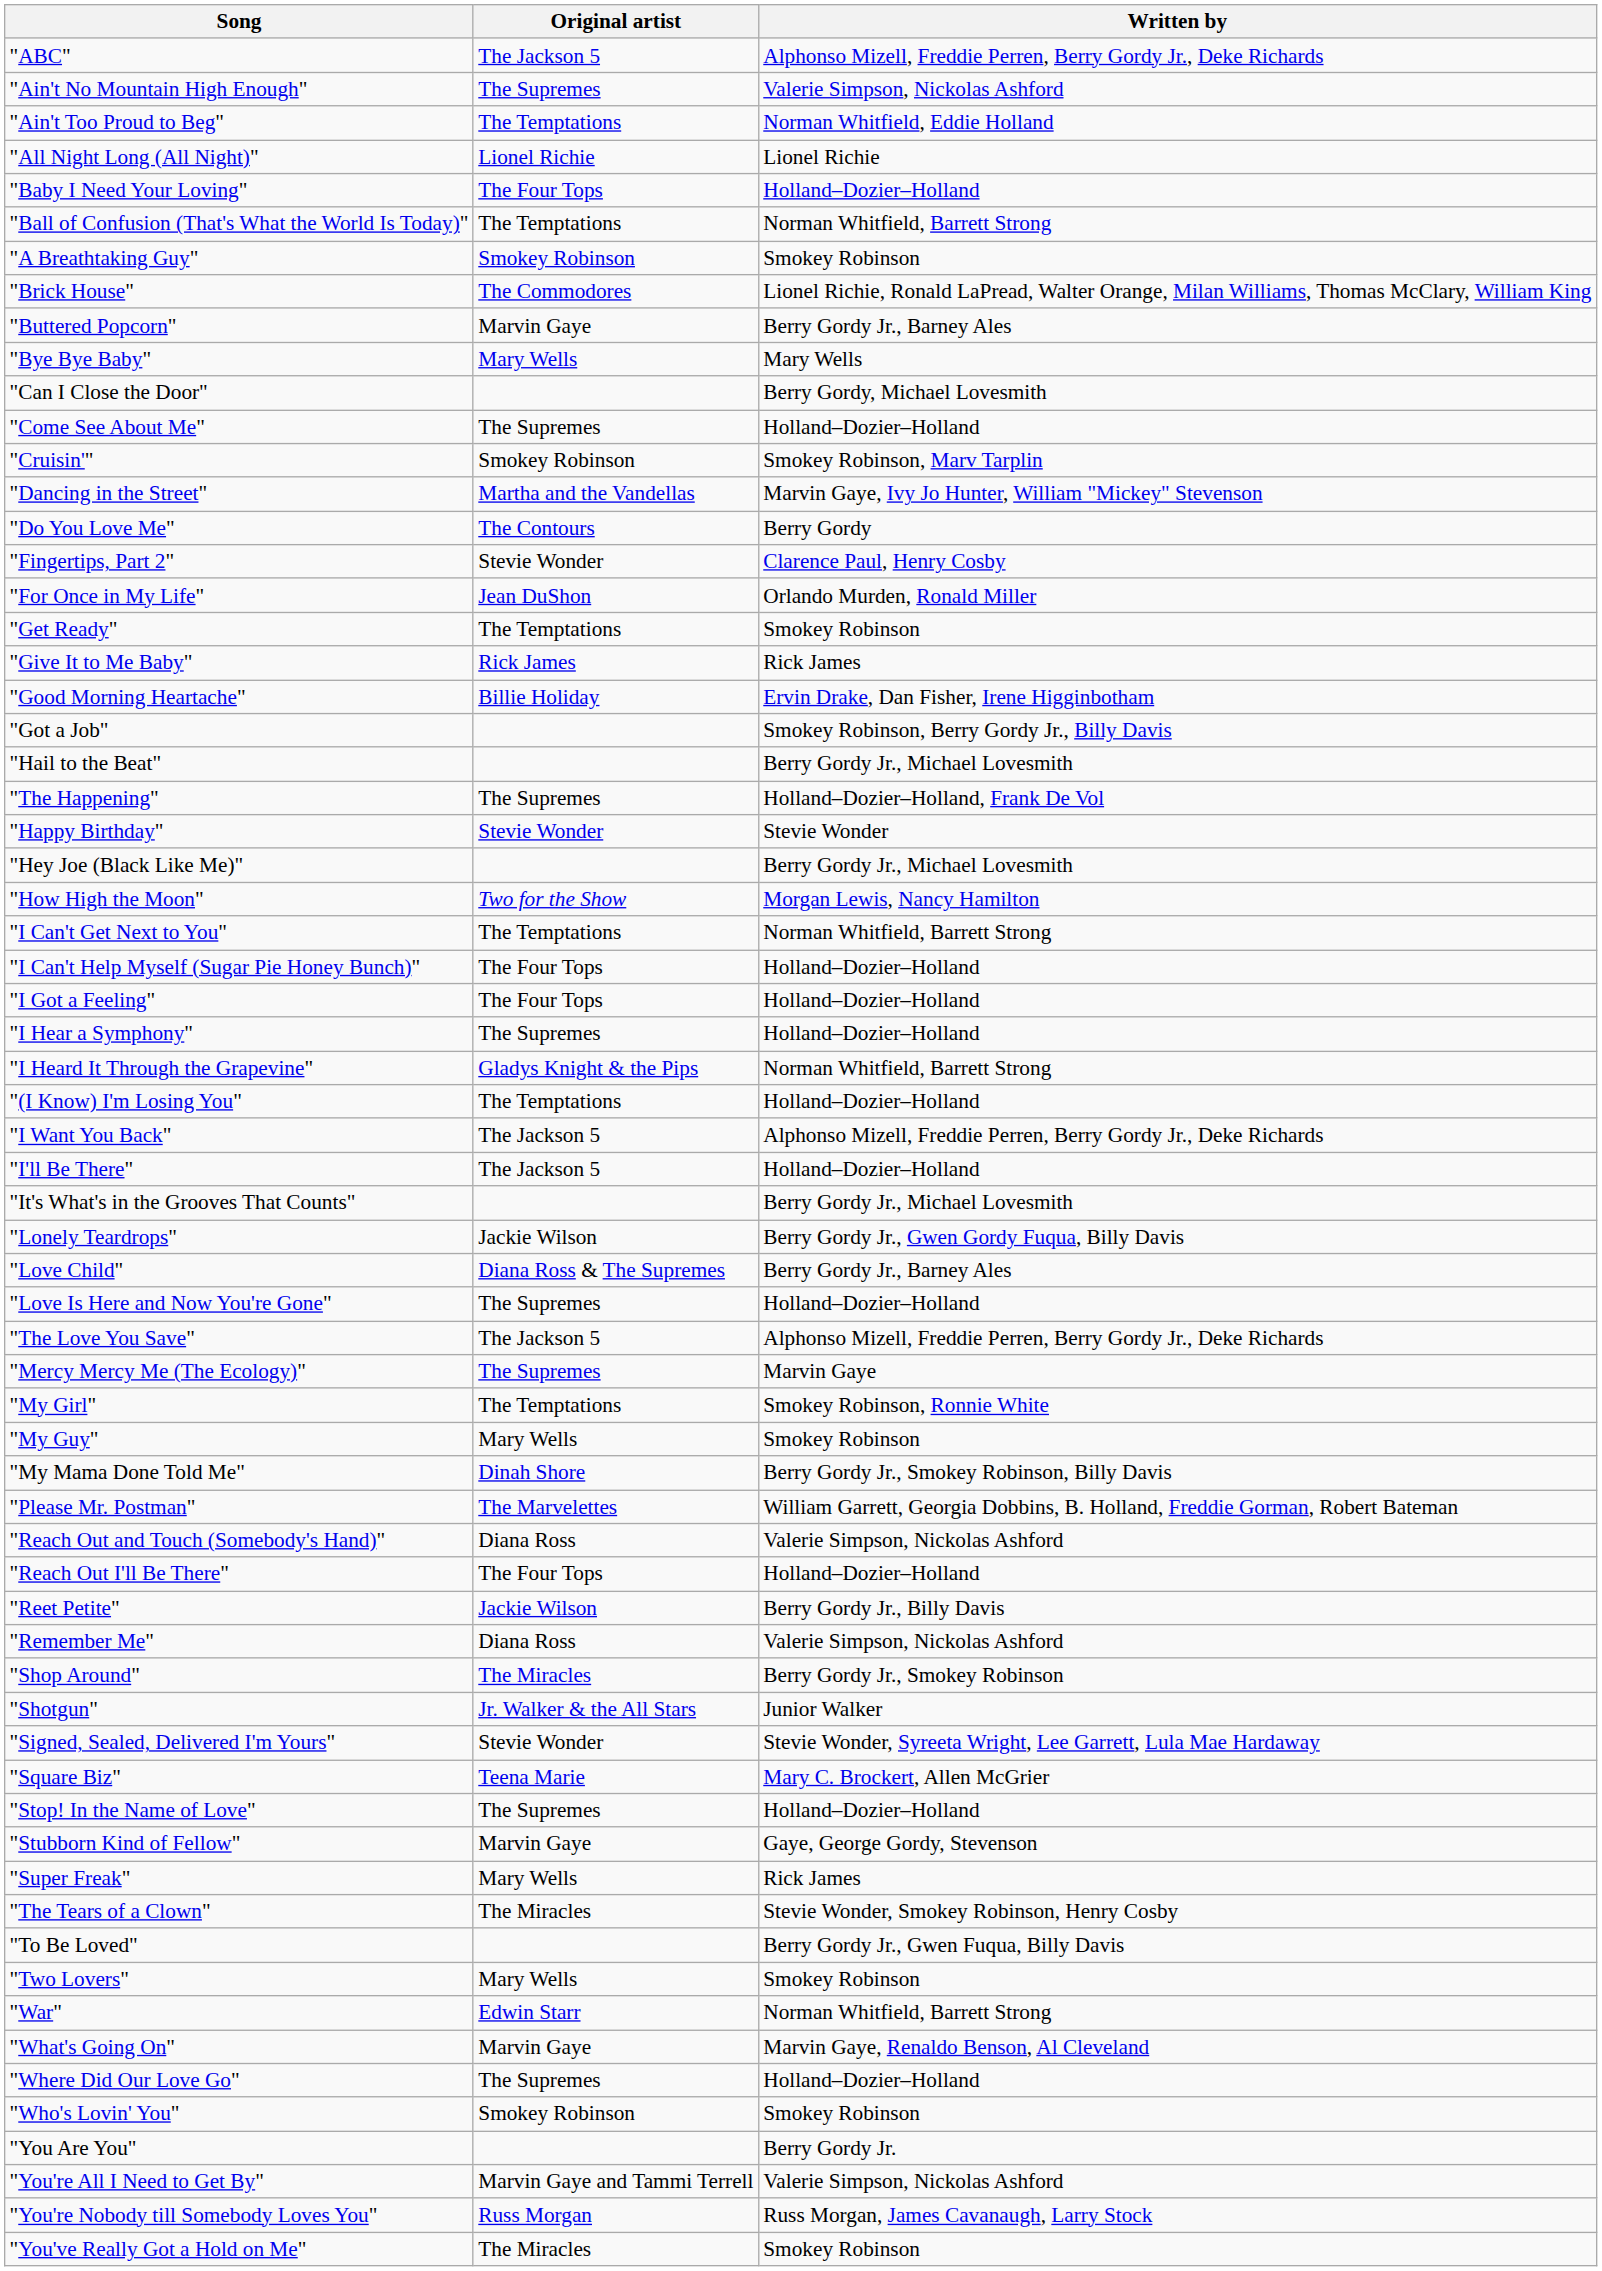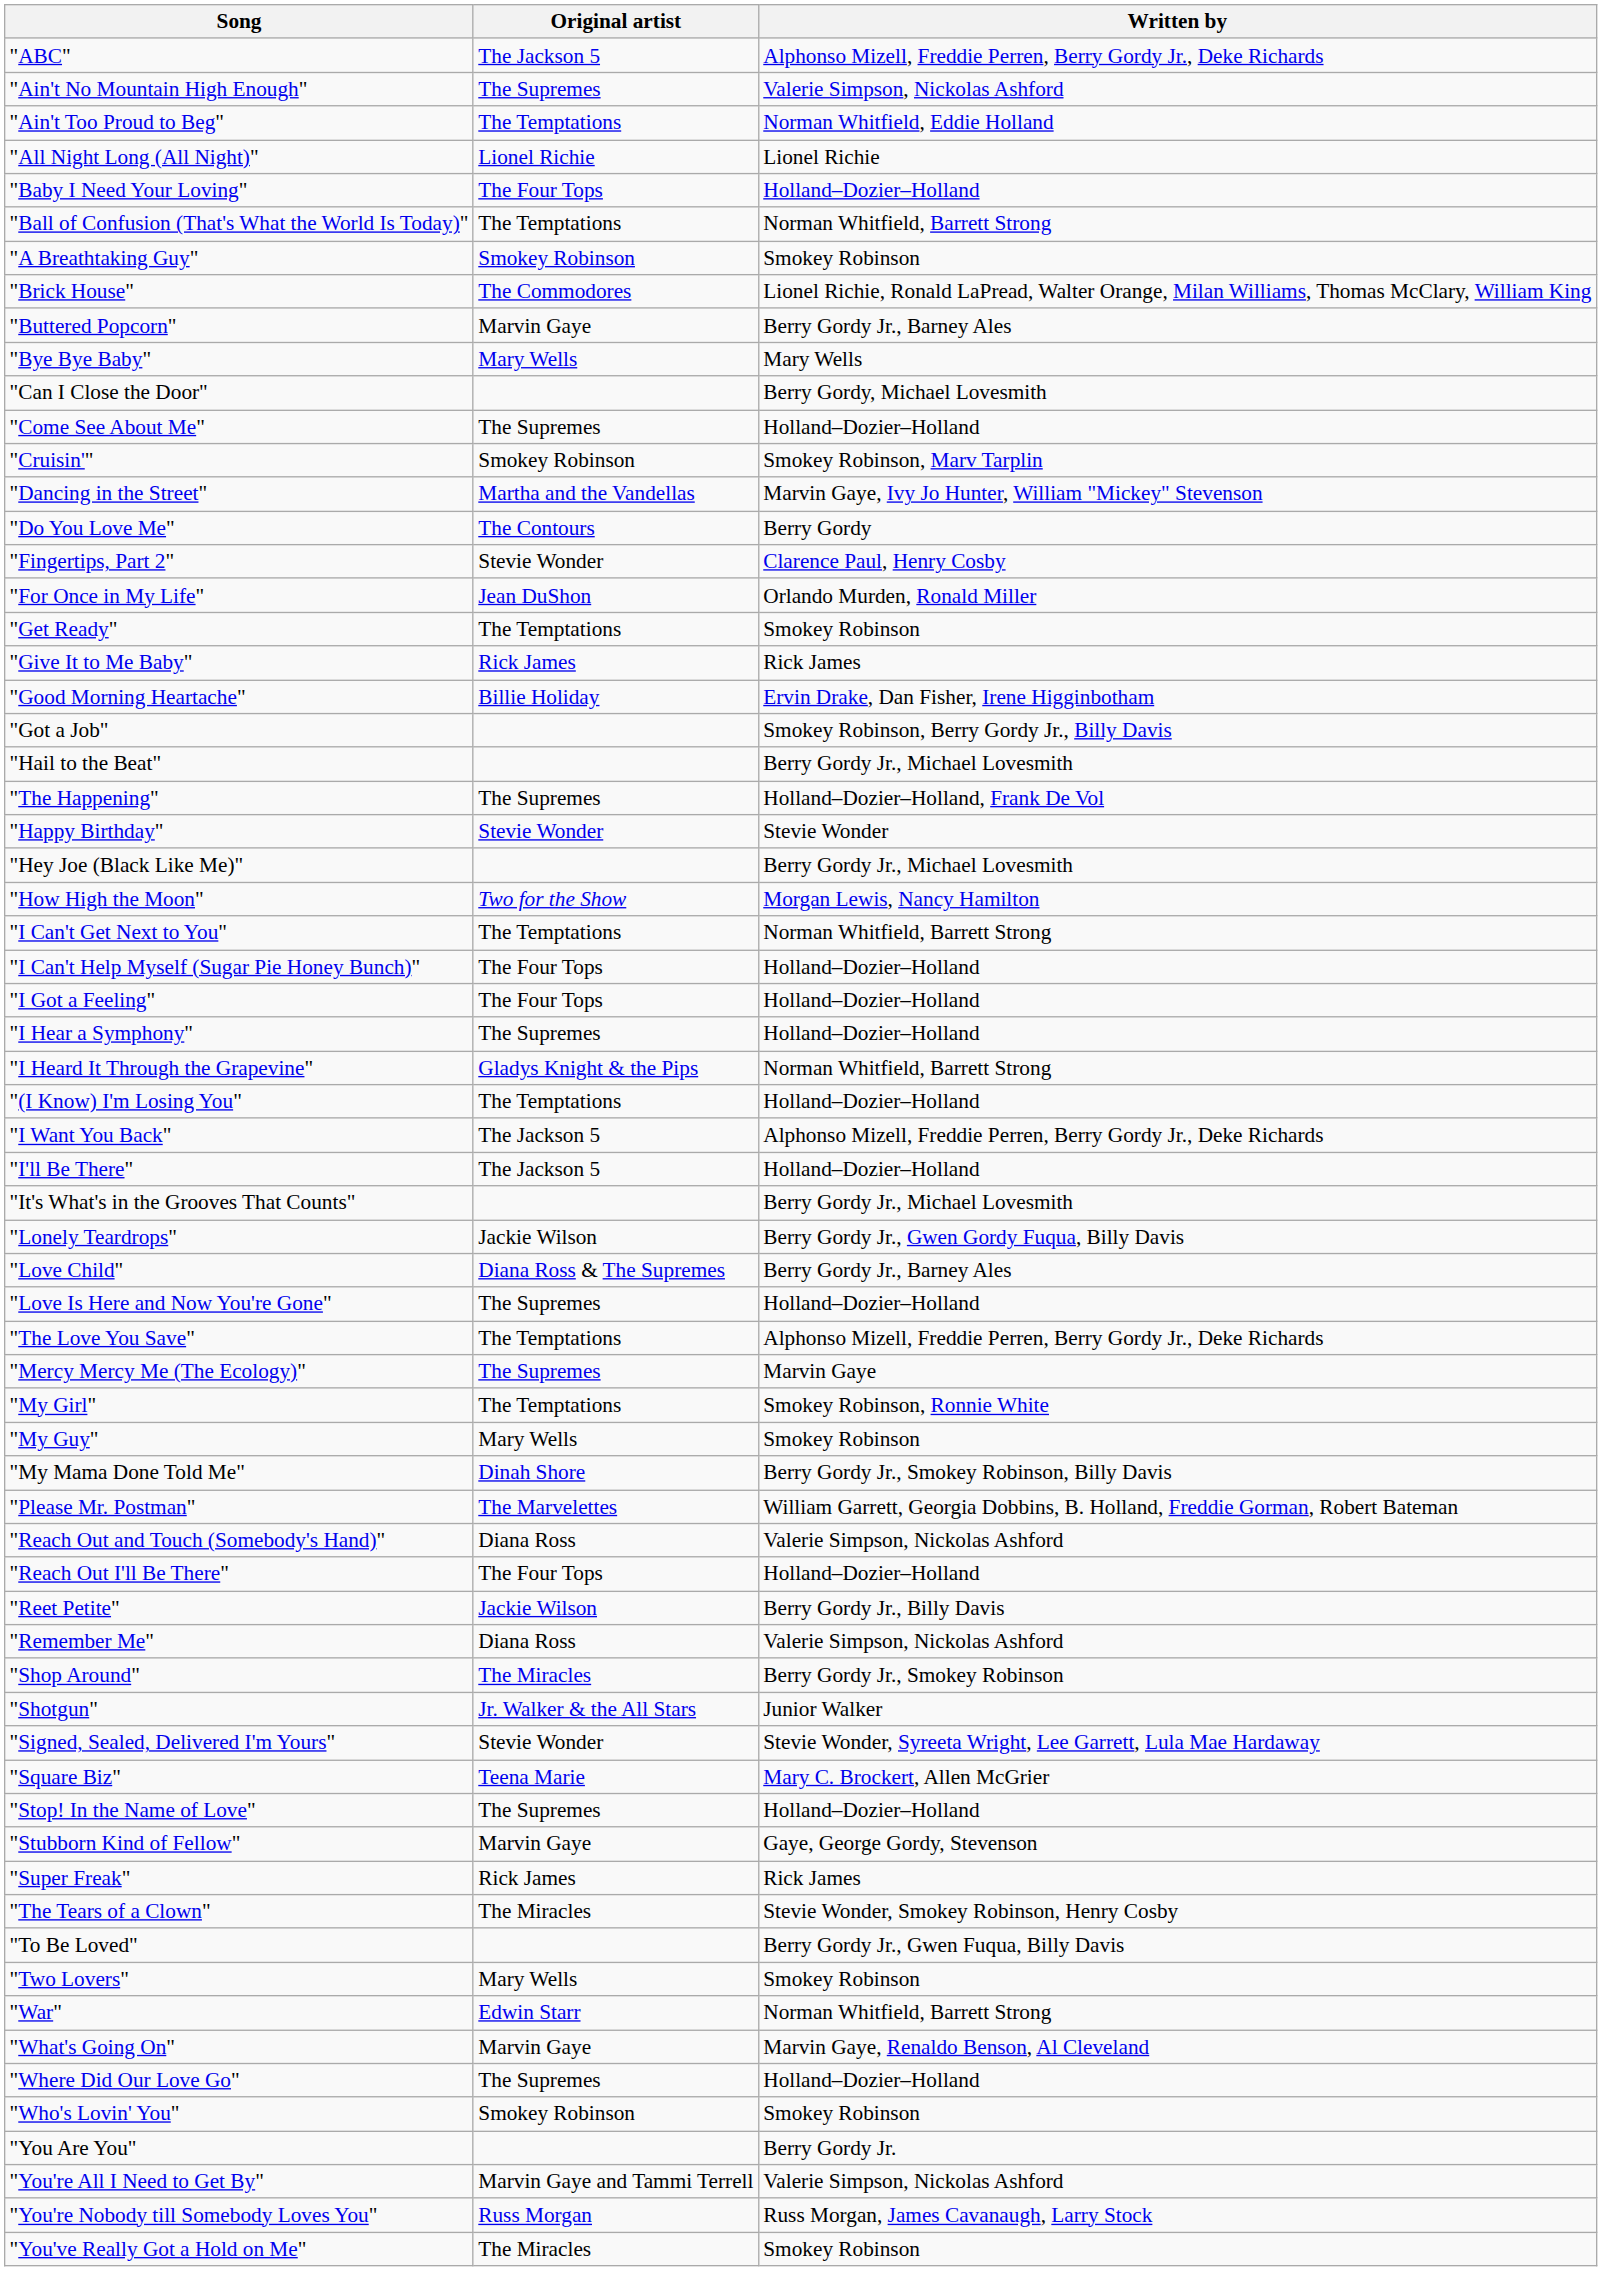(539, 1337) The Jackson 5 -> (550, 1337) The Temptations
(528, 1877) Mary Wells -> (527, 1877) Rick James
